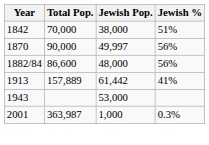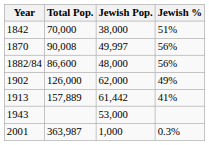(62, 47) 90,000 -> (62, 47) 90,008
+ row: (18, 81)
